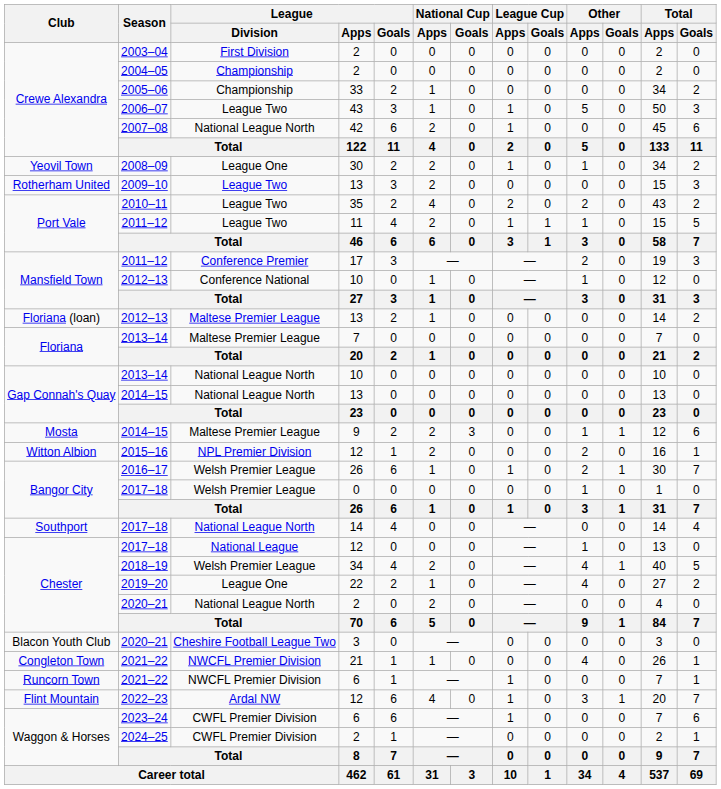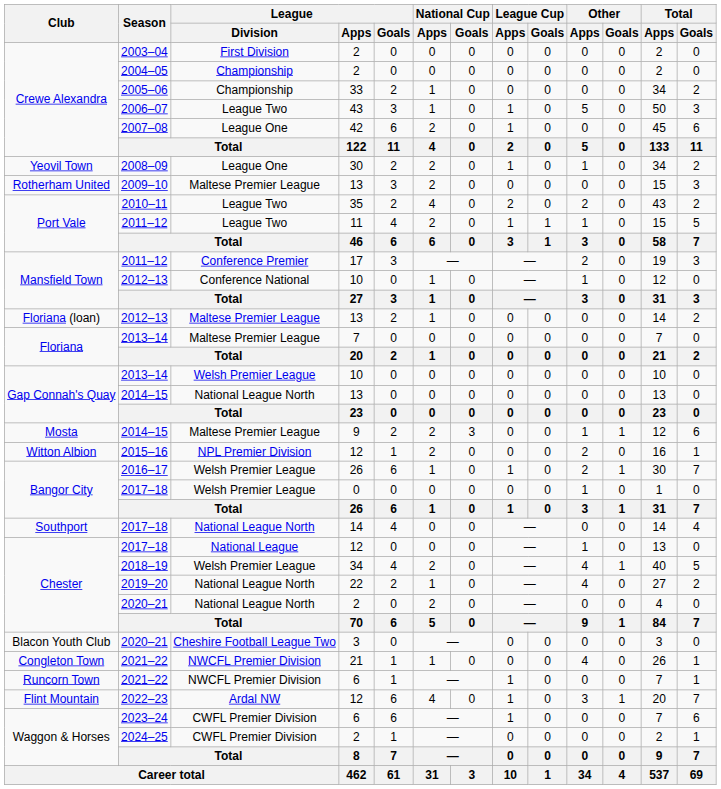(255, 128) National League North -> (255, 128) League One
(255, 185) League Two -> (255, 185) Maltese Premier League
(255, 375) National League North -> (255, 375) Welsh Premier League
(255, 584) League One -> (255, 584) National League North
